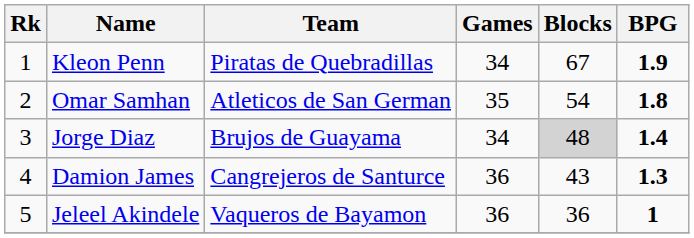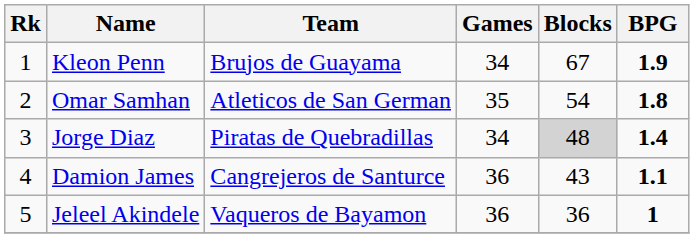(322, 61) Piratas de Quebradillas -> (306, 61) Brujos de Guayama
(306, 137) Brujos de Guayama -> (322, 137) Piratas de Quebradillas
(653, 175) 1.3 -> (653, 175) 1.1
